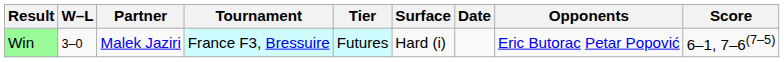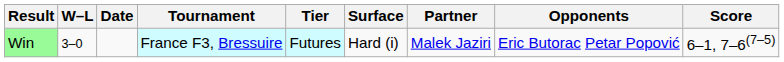columns swapped: (475, 16) <-> (141, 16)
